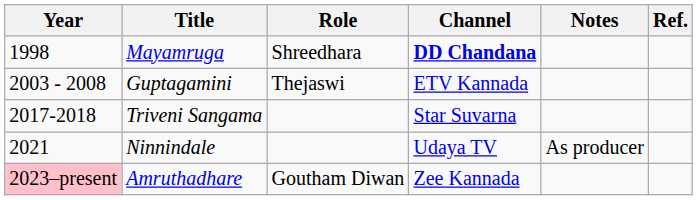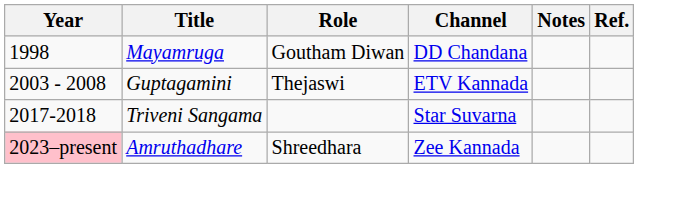(317, 52) Shreedhara -> (338, 52) Goutham Diwan
(475, 52) bold -> (470, 52) normal
- row: (171, 147)
(338, 178) Goutham Diwan -> (317, 147) Shreedhara
